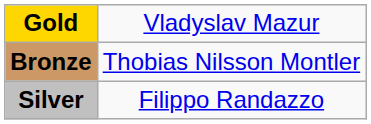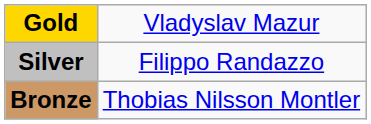rows swapped: (51, 99) <-> (51, 61)
